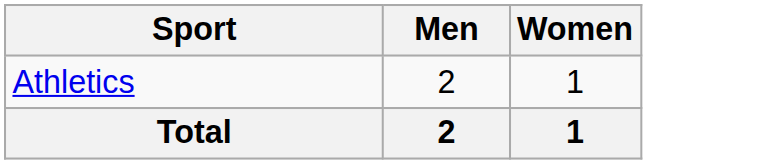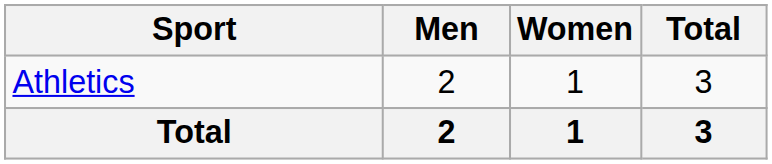+ column: (704, 30)
